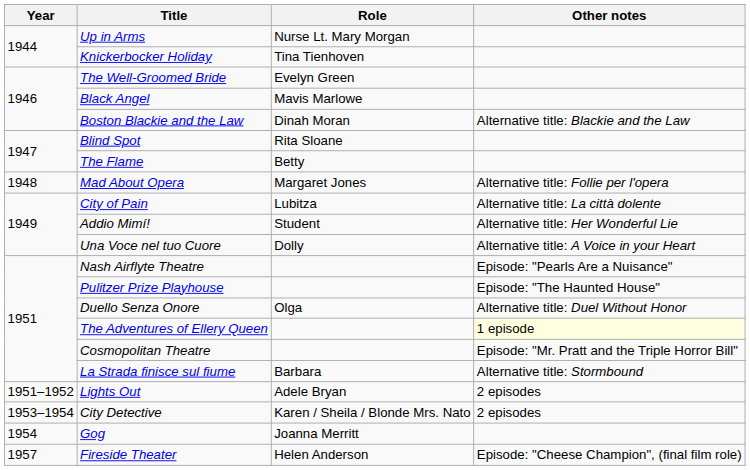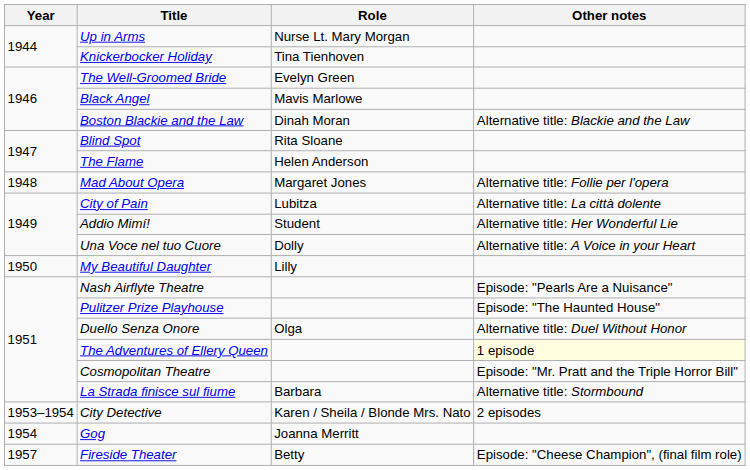(289, 162) Betty -> (321, 162) Helen Anderson
+ row: (146, 266)
- row: (110, 392)
(321, 455) Helen Anderson -> (289, 455) Betty
